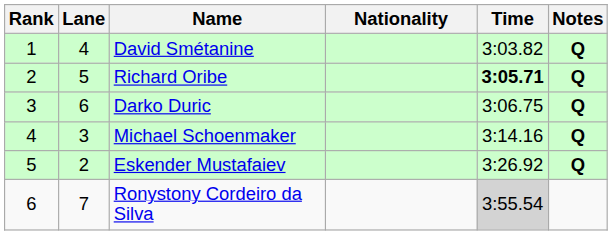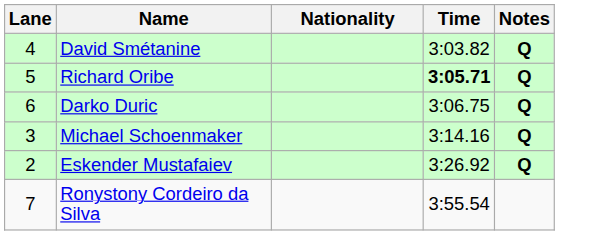- column: (31, 19)
(513, 204) lightgrey background -> (459, 204) no background
